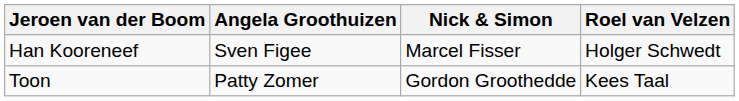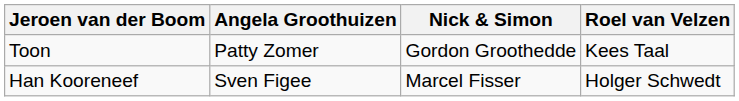rows swapped: (30, 80) <-> (74, 50)
